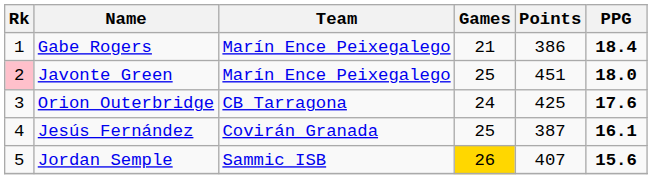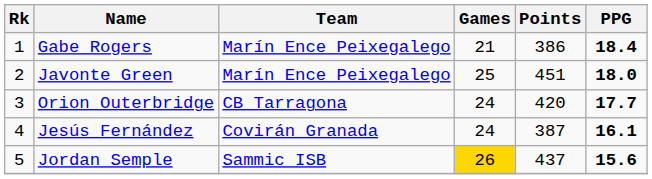(19, 75) pink background -> (19, 75) no background
(550, 103) 425 -> (550, 103) 420
(616, 103) 17.6 -> (616, 103) 17.7
(485, 131) 25 -> (485, 131) 24
(550, 160) 407 -> (550, 160) 437
